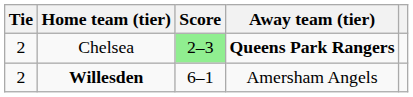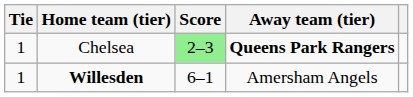(21, 47) 2 -> (21, 47) 1
(21, 77) 2 -> (21, 77) 1
